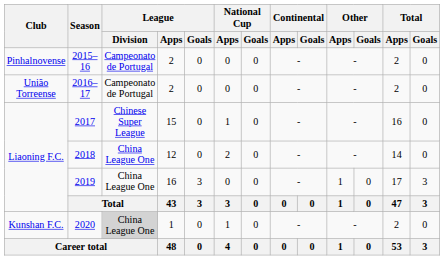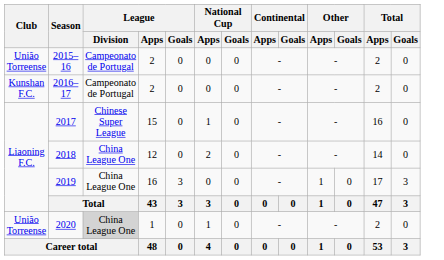(36, 61) Pinhalnovense -> (26, 61) União Torreense
(36, 88) União Torreense -> (26, 88) Kunshan F.C.
(36, 225) Kunshan F.C. -> (26, 225) União Torreense
